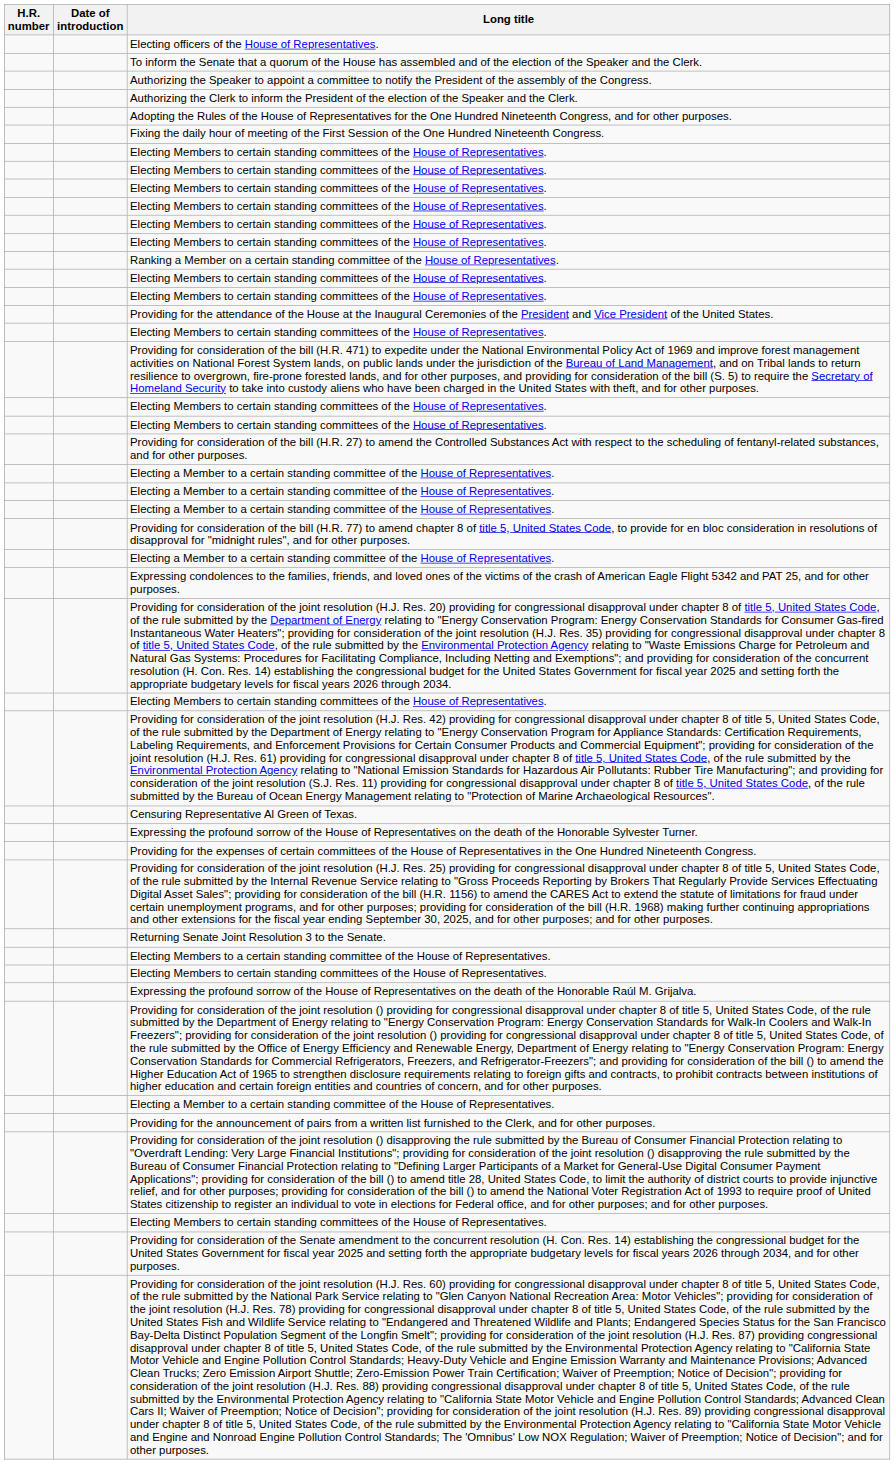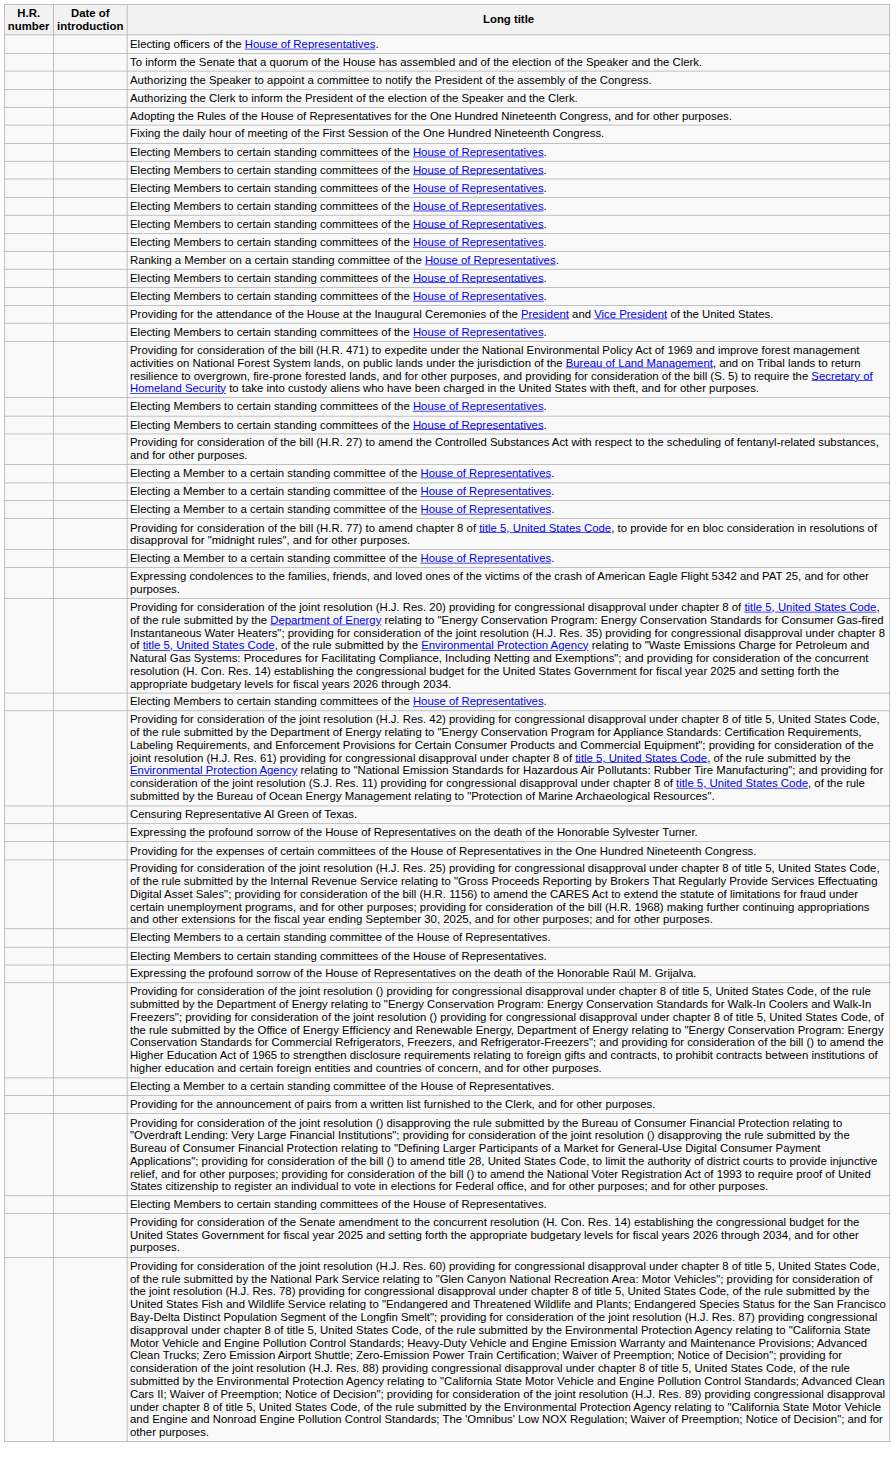- row: (29, 938)
